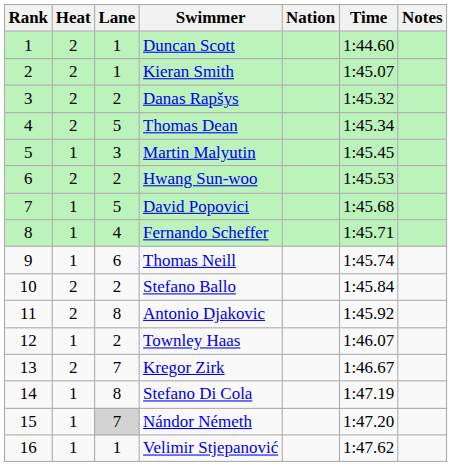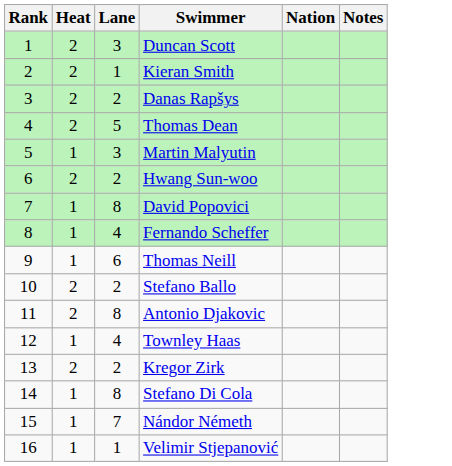- column: (369, 17)
(117, 44) 1 -> (117, 44) 3
(117, 206) 5 -> (117, 206) 8
(117, 340) 2 -> (117, 340) 4
(117, 367) 7 -> (117, 367) 2
(117, 421) lightgrey background -> (117, 421) no background
